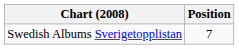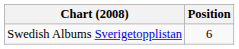(209, 34) 7 -> (209, 34) 6
